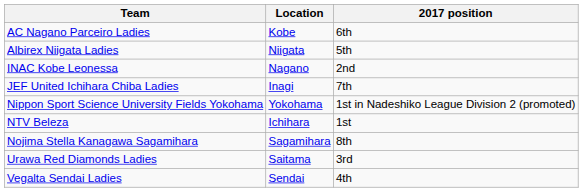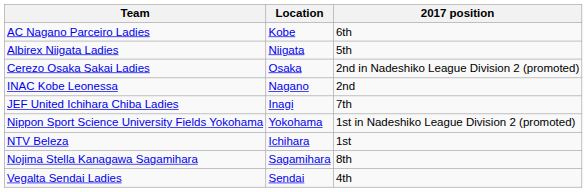+ row: (78, 68)
- row: (82, 159)
